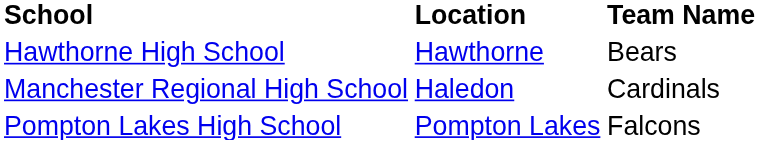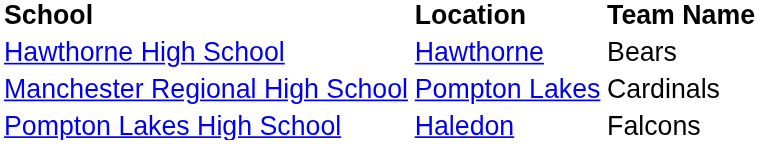(464, 89) Haledon -> (508, 89) Pompton Lakes
(508, 125) Pompton Lakes -> (464, 125) Haledon
